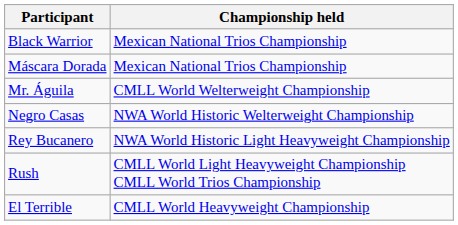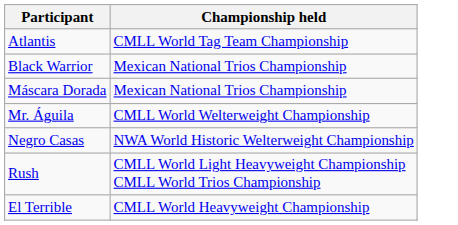+ row: (32, 41)
- row: (51, 139)
